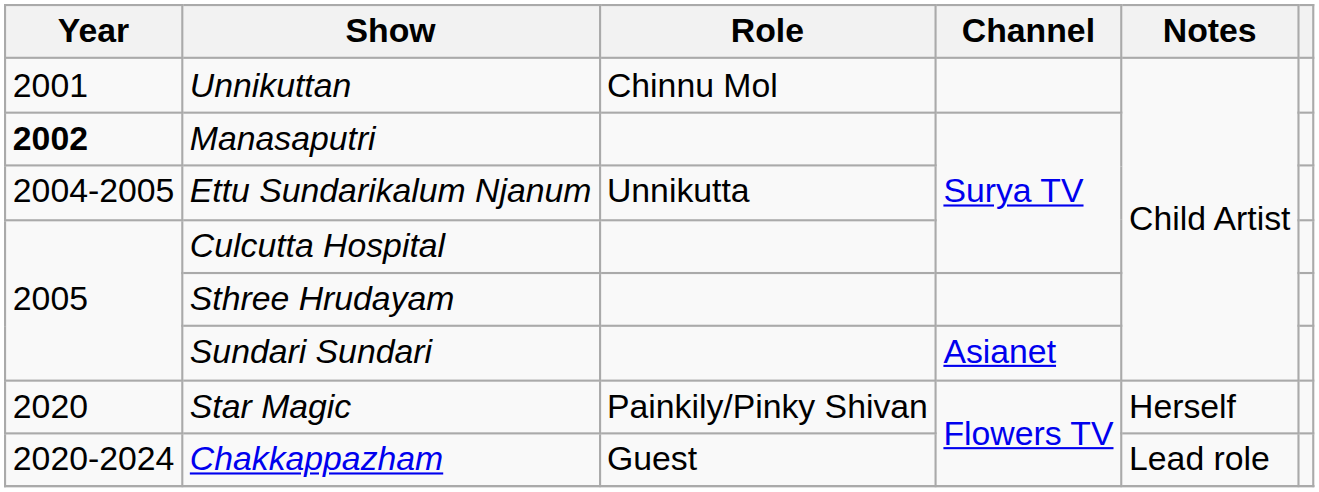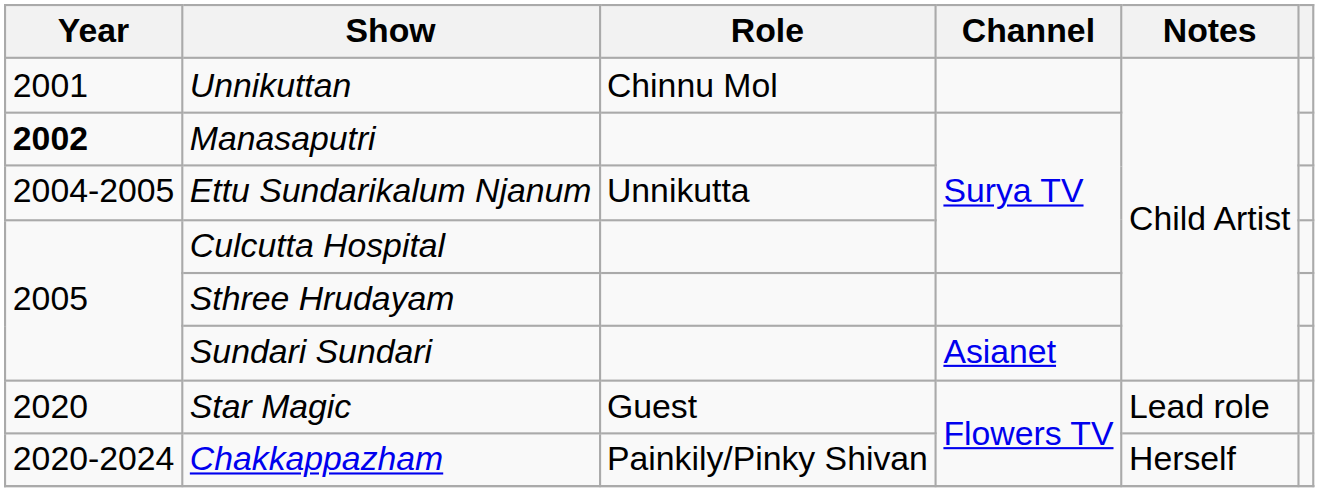(767, 406) Painkily/Pinky Shivan -> (652, 406) Guest
(1183, 406) Herself -> (1199, 406) Lead role
(652, 459) Guest -> (767, 459) Painkily/Pinky Shivan
(1199, 459) Lead role -> (1183, 459) Herself
